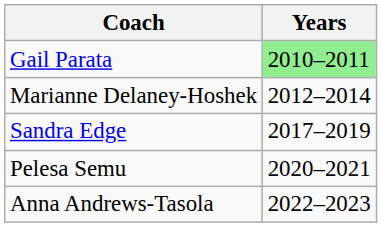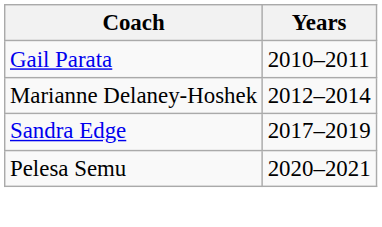(319, 58) lightgreen background -> (319, 58) no background
- row: (112, 204)
